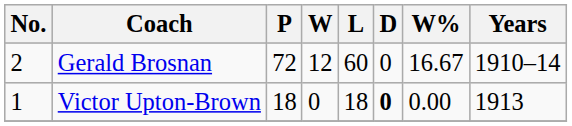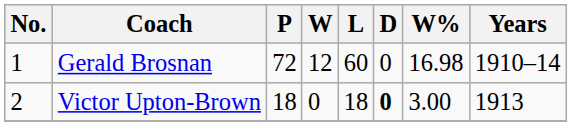(17, 62) 2 -> (17, 62) 1
(436, 62) 16.67 -> (436, 62) 16.98
(17, 101) 1 -> (17, 101) 2
(430, 101) 0.00 -> (430, 101) 3.00
